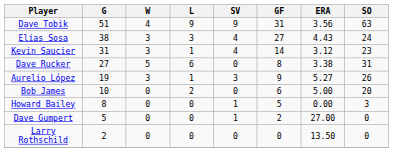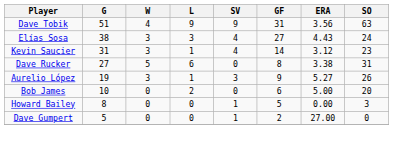- row: (43, 136)
